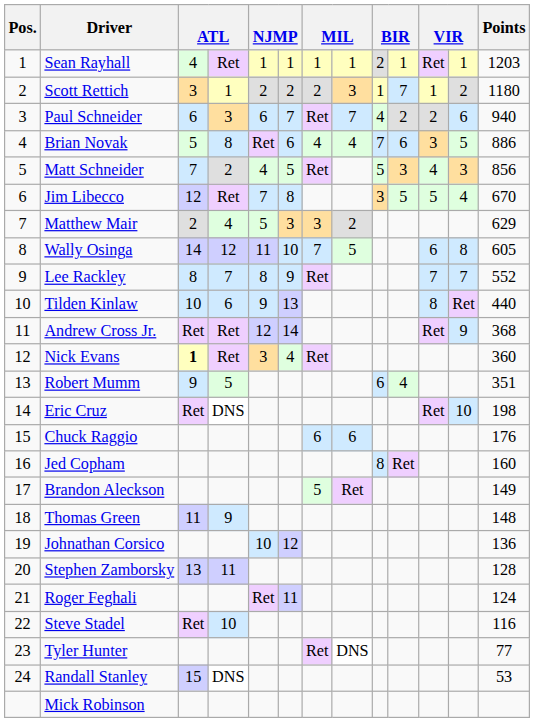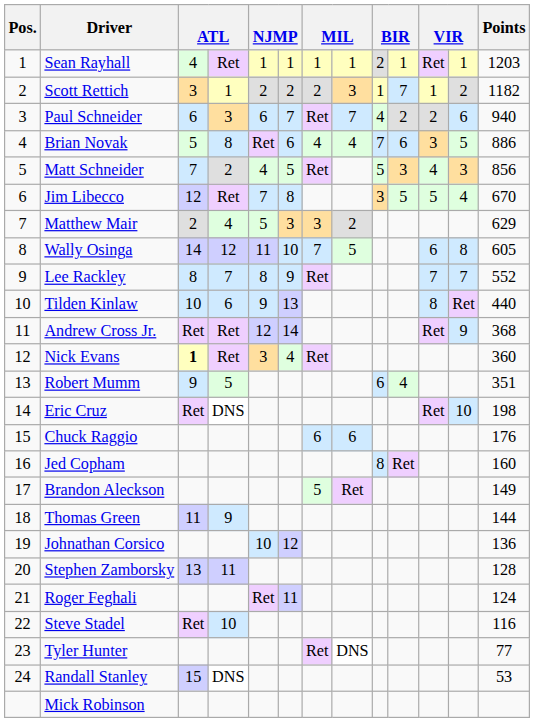(504, 89) 1180 -> (504, 89) 1182
(504, 517) 148 -> (504, 517) 144
